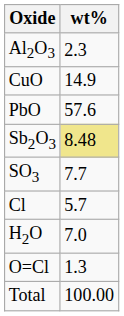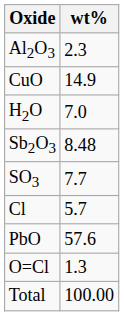rows swapped: (25, 109) <-> (26, 236)
(80, 140) khaki background -> (80, 145) no background
